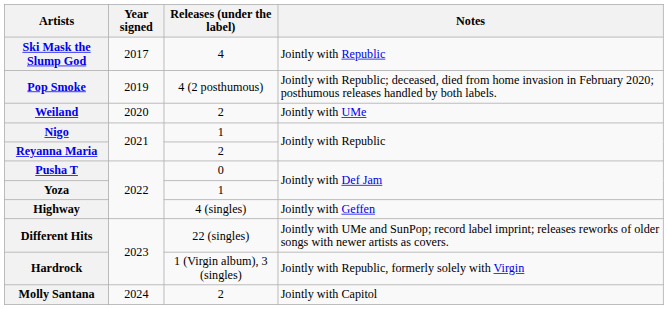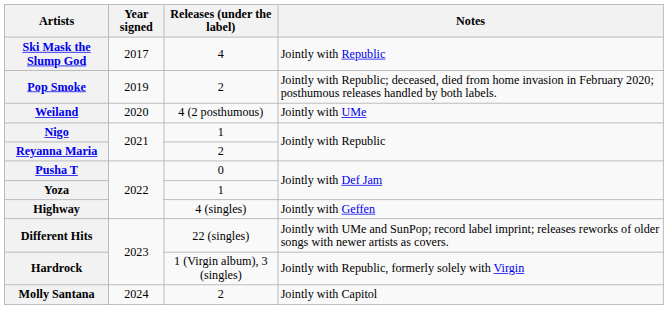(221, 86) 4 (2 posthumous) -> (221, 86) 2
(221, 113) 2 -> (221, 113) 4 (2 posthumous)
